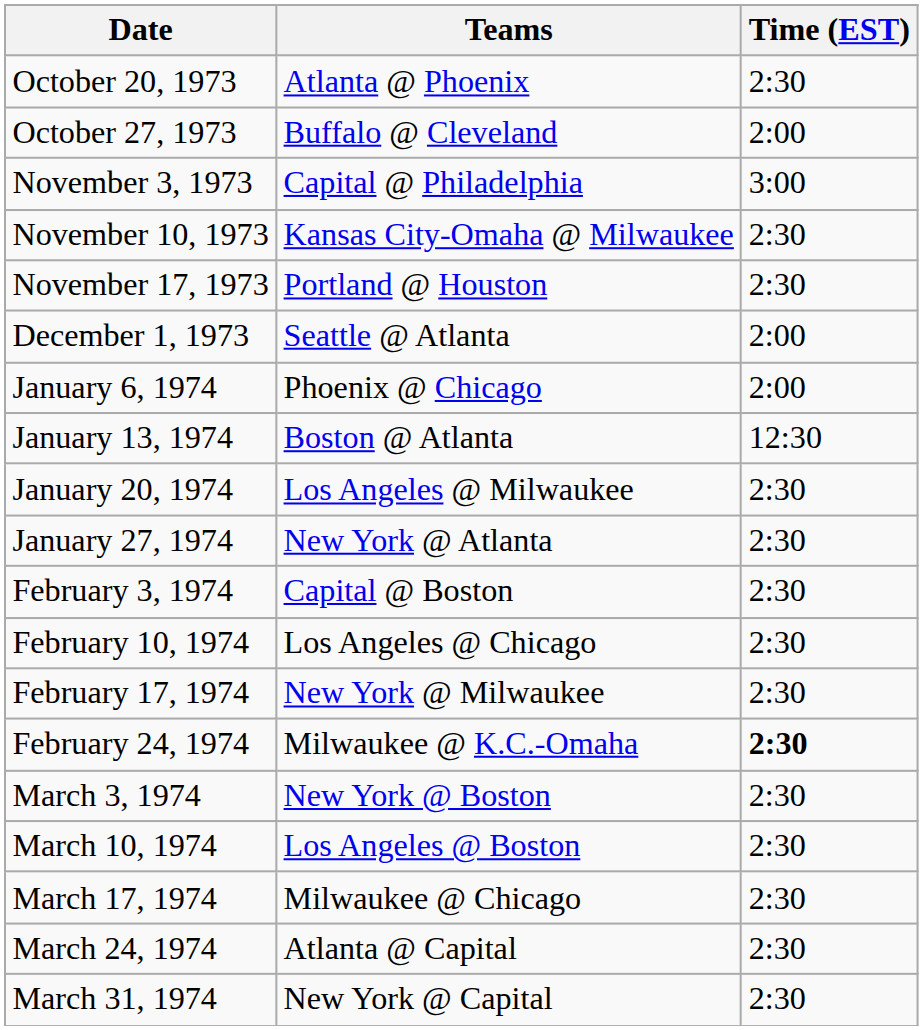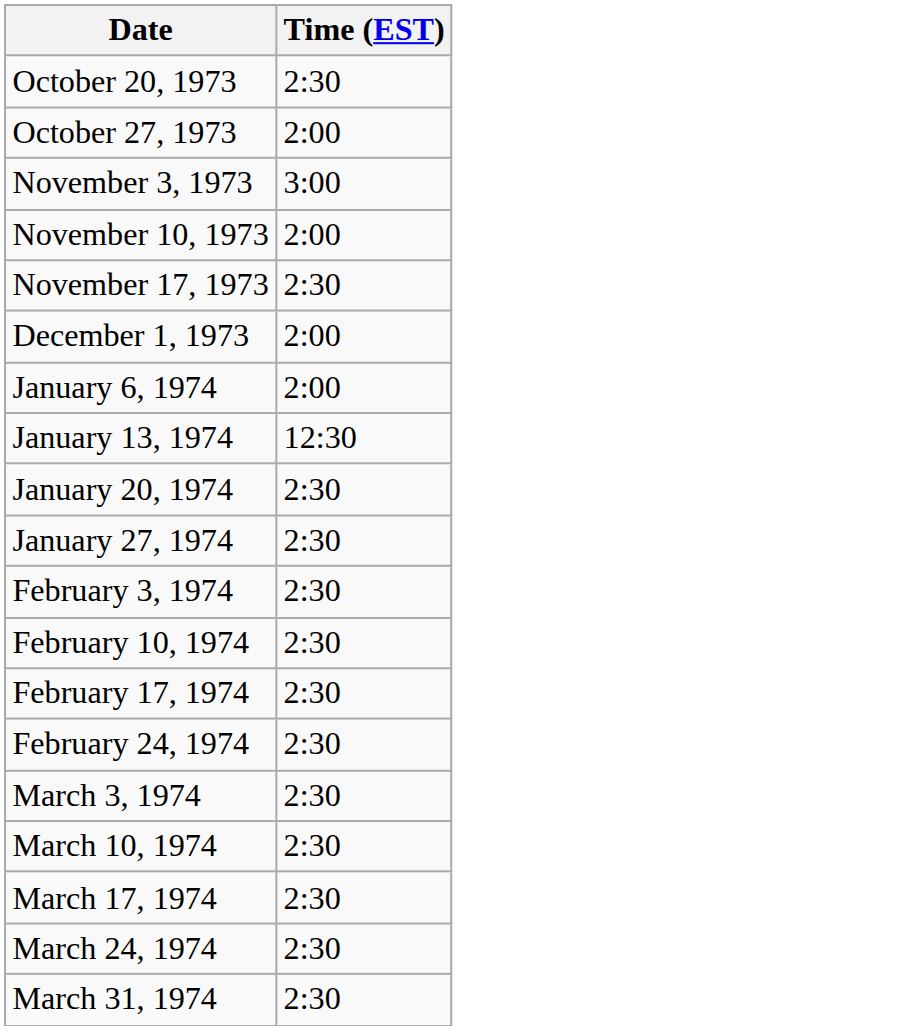- column: (509, 30)
(777, 234) 2:30 -> (312, 234) 2:00
(778, 744) bold -> (312, 744) normal
